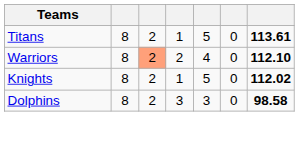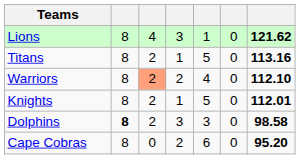+ row: (24, 36)
(271, 36) 113.61 -> (271, 57) 113.16
(271, 79) 112.02 -> (271, 100) 112.01
(125, 100) normal -> (125, 121) bold
+ row: (47, 143)
